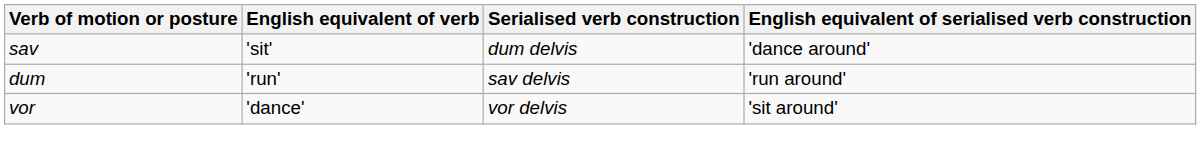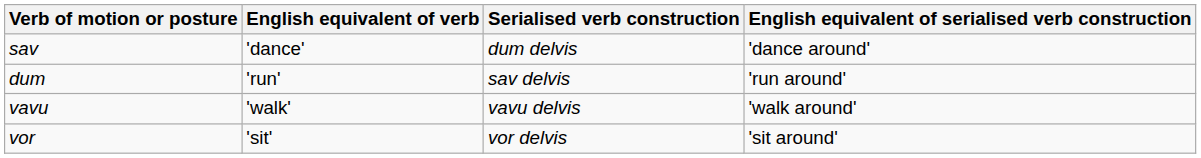(259, 49) 'sit' -> (275, 49) 'dance'
+ row: (29, 108)
(275, 108) 'dance' -> (259, 138) 'sit'
